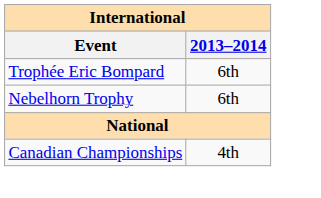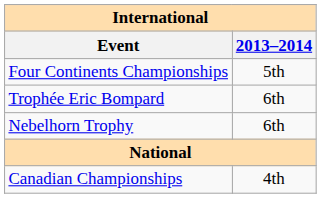+ row: (118, 71)
